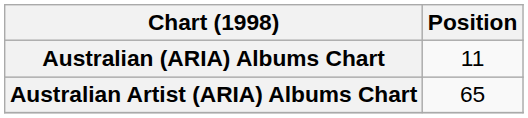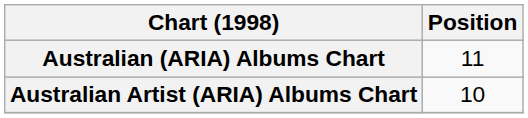(473, 94) 65 -> (473, 94) 10
